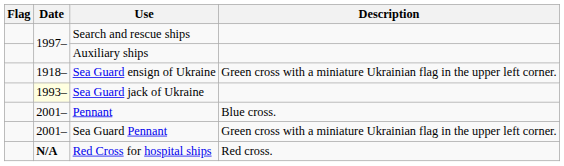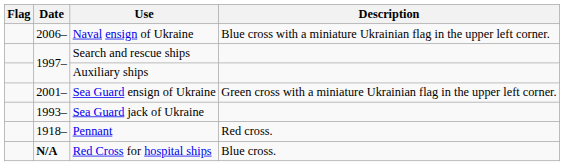+ row: (133, 33)
(52, 72) 1918– -> (52, 92) 2001–
(52, 92) lightyellow background -> (52, 111) no background
(52, 111) 2001– -> (52, 131) 1918–
(249, 111) Blue cross. -> (247, 131) Red cross.
- row: (120, 131)
(247, 151) Red cross. -> (249, 151) Blue cross.
